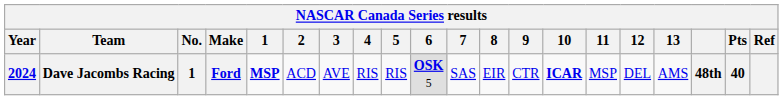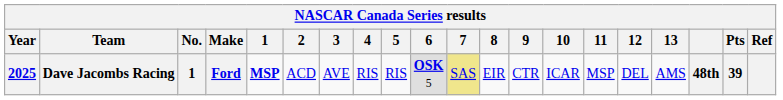(22, 74) 2024 -> (22, 74) 2025
(463, 74) no background -> (463, 74) khaki background
(564, 74) bold -> (563, 74) normal
(738, 74) 40 -> (735, 74) 39
